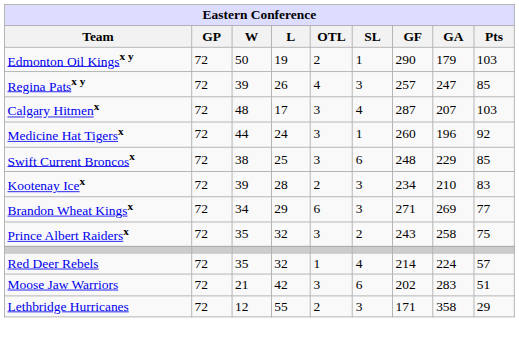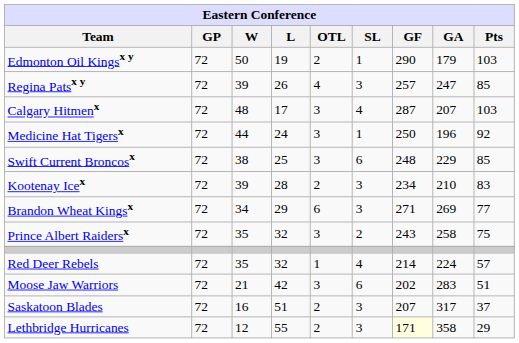(406, 134) 260 -> (406, 134) 250
+ row: (55, 306)
(406, 306) no background -> (406, 327) lightyellow background
